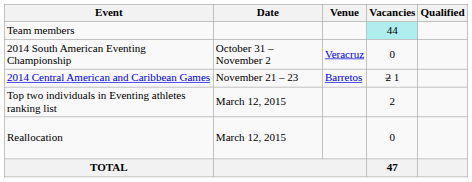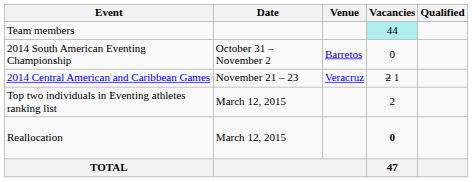(344, 54) Veracruz -> (344, 54) Barretos
(344, 78) Barretos -> (344, 78) Veracruz
(392, 138) normal -> (392, 138) bold
